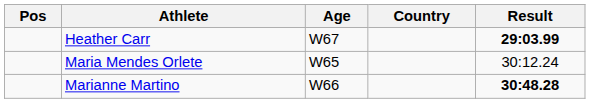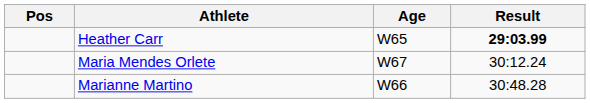- column: (422, 16)
(324, 39) W67 -> (392, 39) W65
(324, 62) W65 -> (392, 62) W67
(530, 86) bold -> (518, 86) normal
